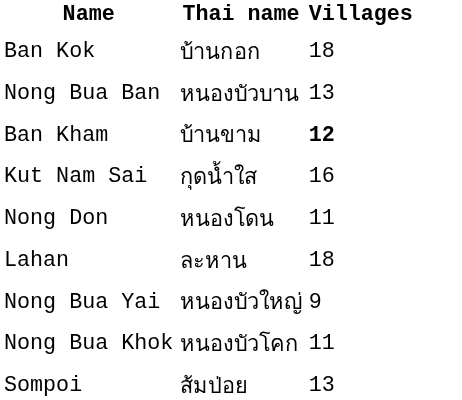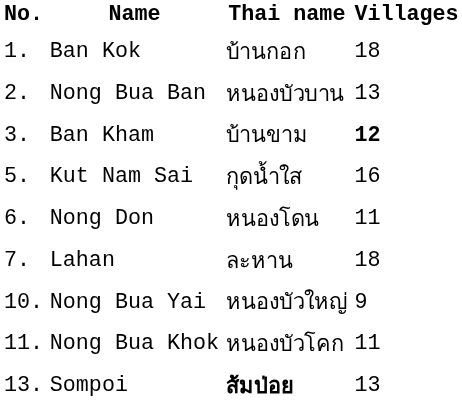+ column: (24, 15)
(214, 387) normal -> (260, 387) bold
